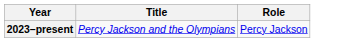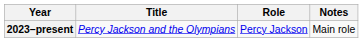+ column: (334, 12)
